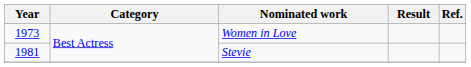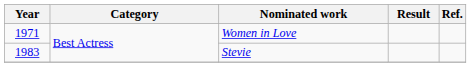(27, 33) 1973 -> (27, 33) 1971
(27, 52) 1981 -> (27, 52) 1983
